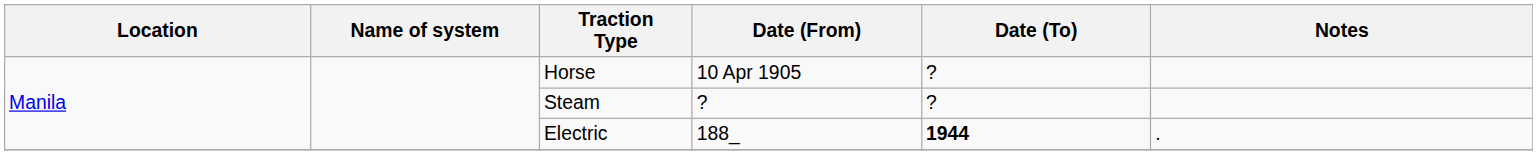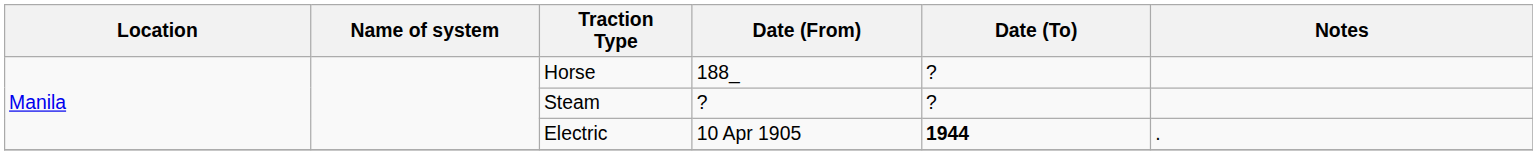(749, 72) 10 Apr 1905 -> (718, 72) 188_
(718, 133) 188_ -> (749, 133) 10 Apr 1905
